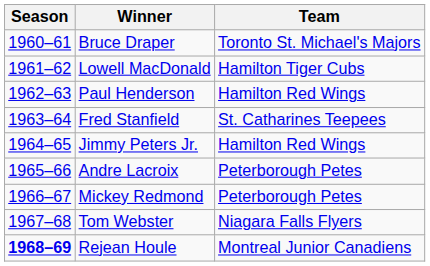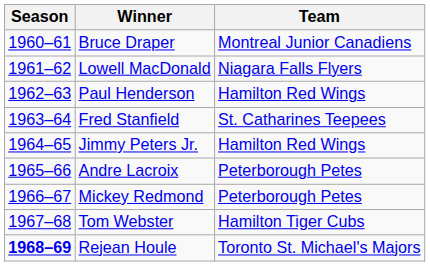(319, 42) Toronto St. Michael's Majors -> (315, 42) Montreal Junior Canadiens
(291, 68) Hamilton Tiger Cubs -> (290, 68) Niagara Falls Flyers
(290, 222) Niagara Falls Flyers -> (291, 222) Hamilton Tiger Cubs
(315, 247) Montreal Junior Canadiens -> (319, 247) Toronto St. Michael's Majors
